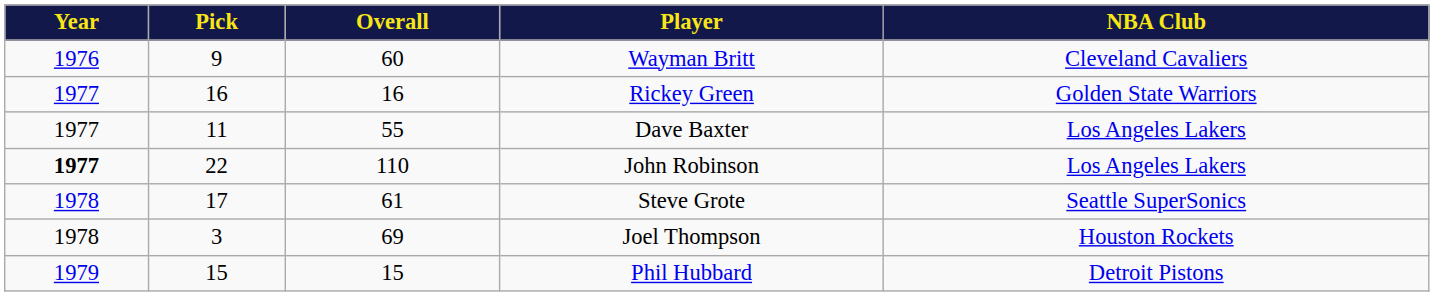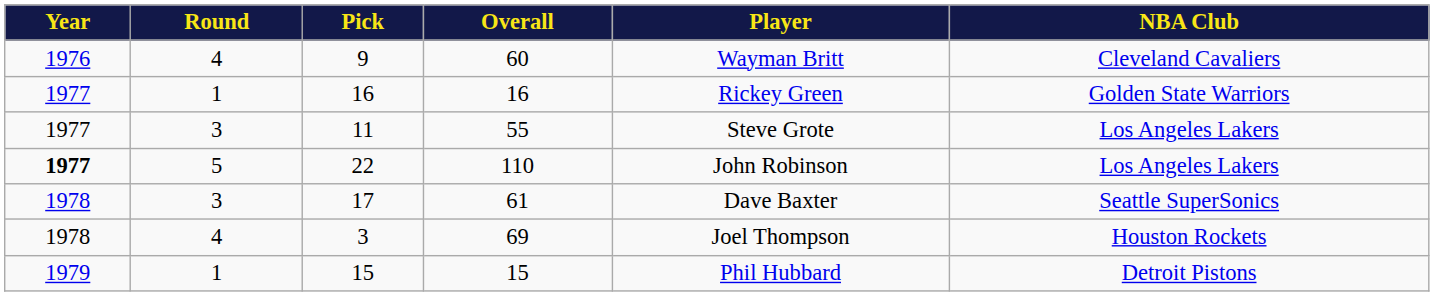+ column: (217, 22)
(692, 129) Dave Baxter -> (781, 129) Steve Grote
(692, 201) Steve Grote -> (781, 201) Dave Baxter
